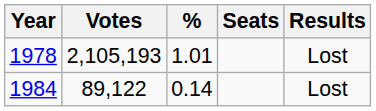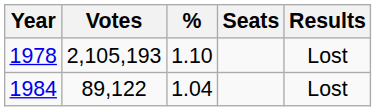(192, 55) 1.01 -> (192, 55) 1.10
(192, 88) 0.14 -> (192, 88) 1.04
